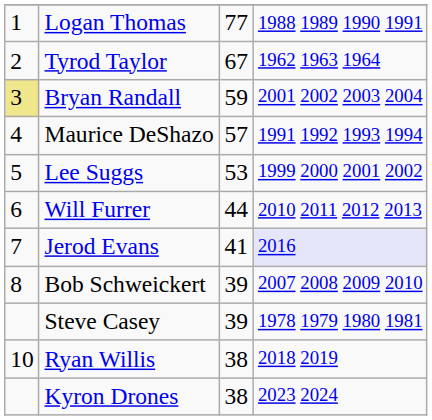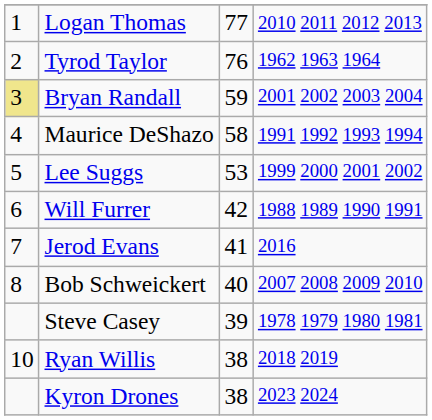(340, 23) 1988 1989 1990 1991 -> (340, 23) 2010 2011 2012 2013
(236, 60) 67 -> (236, 60) 76
(236, 135) 57 -> (236, 135) 58
(236, 209) 44 -> (236, 209) 42
(340, 209) 2010 2011 2012 2013 -> (340, 209) 1988 1989 1990 1991
(277, 246) lavender background -> (277, 246) no background
(236, 284) 39 -> (236, 284) 40
